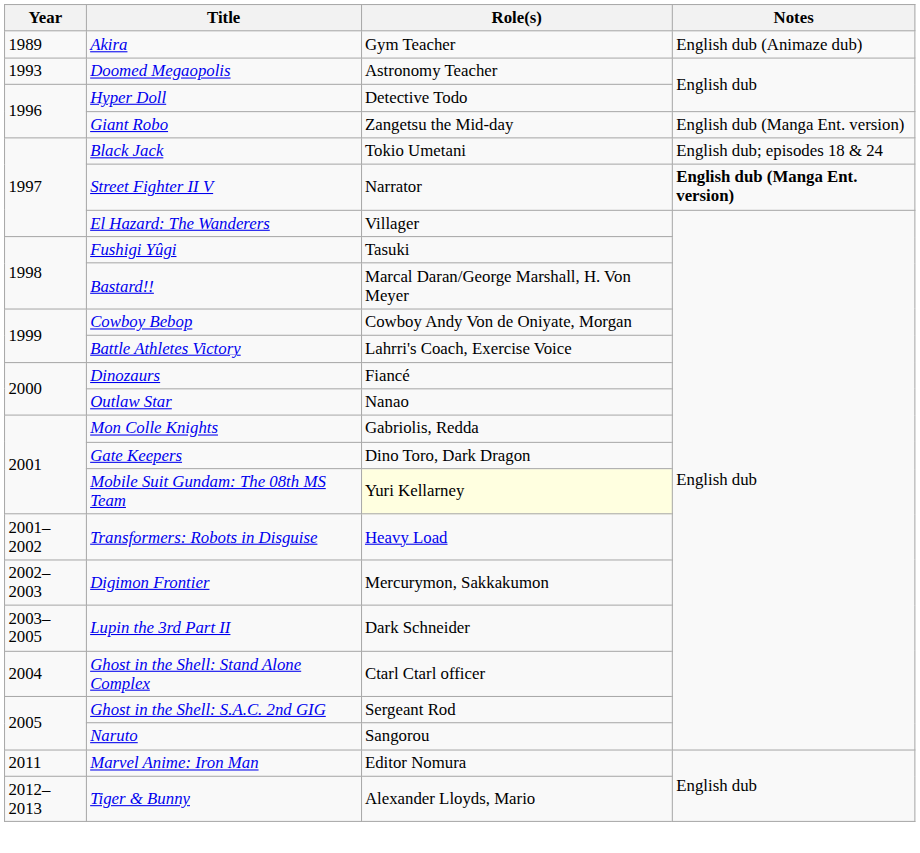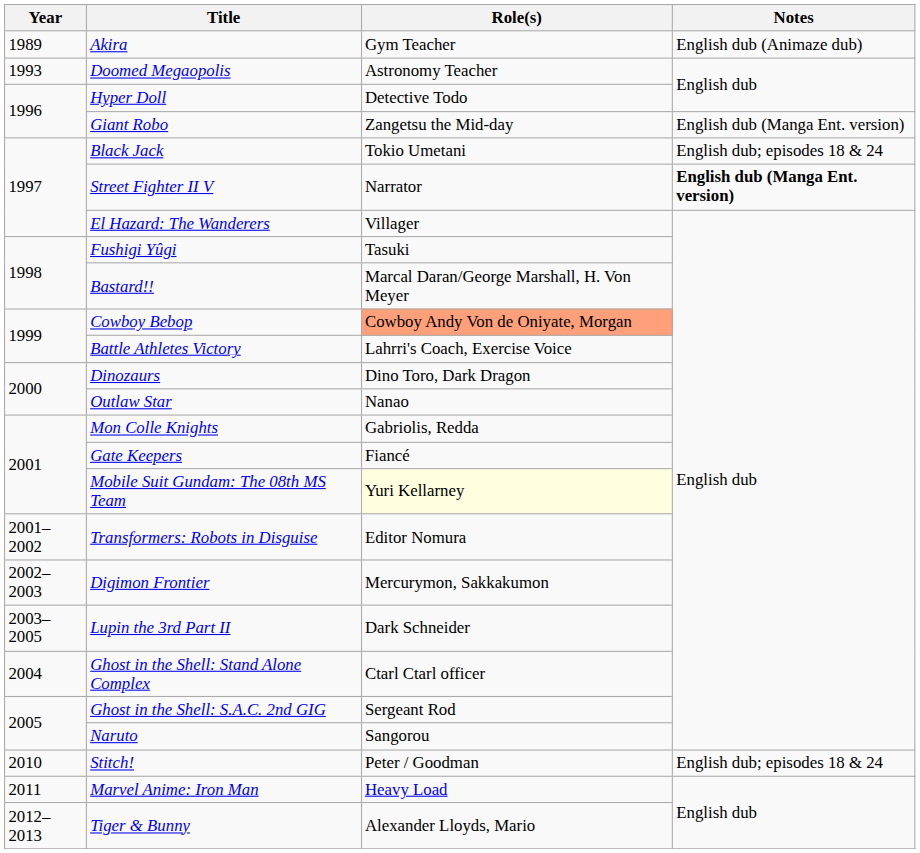(498, 322) no background -> (498, 322) lightsalmon background
(387, 375) Fiancé -> (448, 375) Dino Toro, Dark Dragon
(448, 455) Dino Toro, Dark Dragon -> (387, 455) Fiancé
(406, 536) Heavy Load -> (416, 536) Editor Nomura
+ row: (112, 762)
(416, 762) Editor Nomura -> (406, 789) Heavy Load
